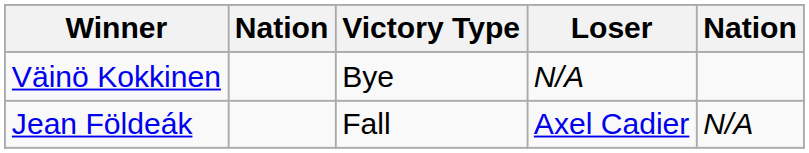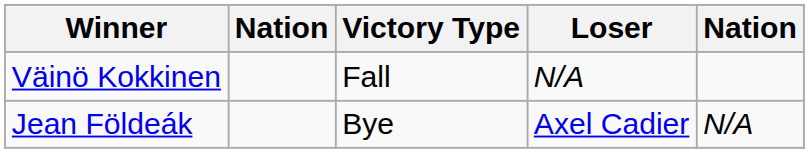(368, 76) Bye -> (366, 76) Fall
(366, 123) Fall -> (368, 123) Bye
